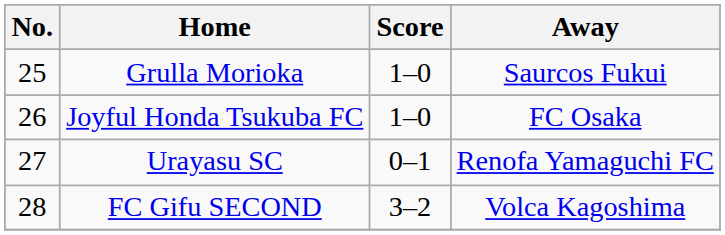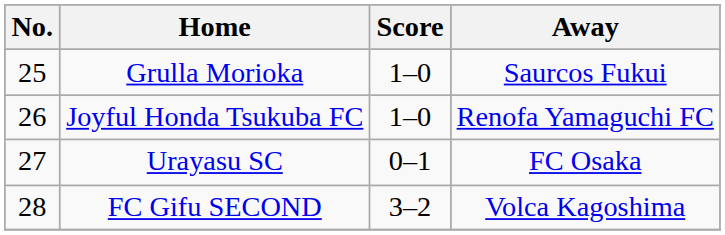(585, 116) FC Osaka -> (585, 116) Renofa Yamaguchi FC
(585, 161) Renofa Yamaguchi FC -> (585, 161) FC Osaka
